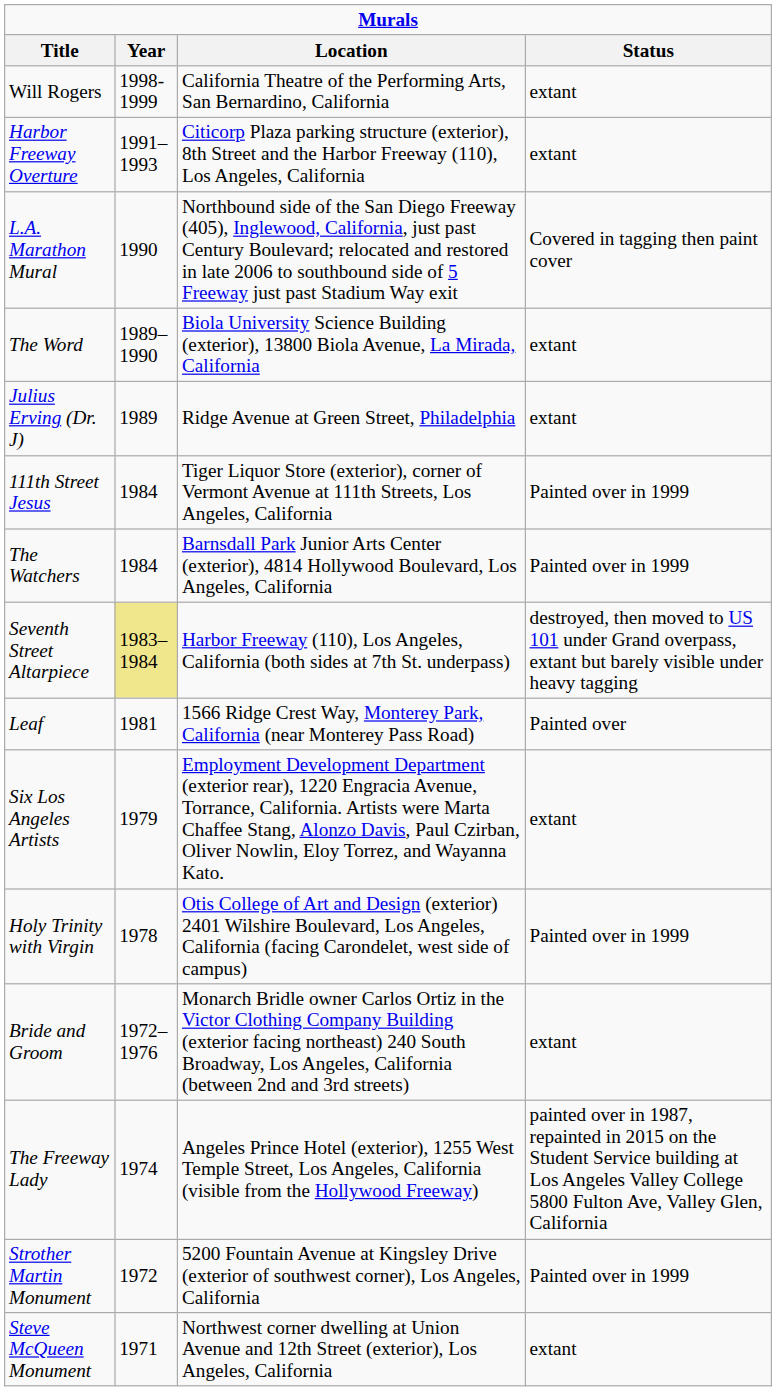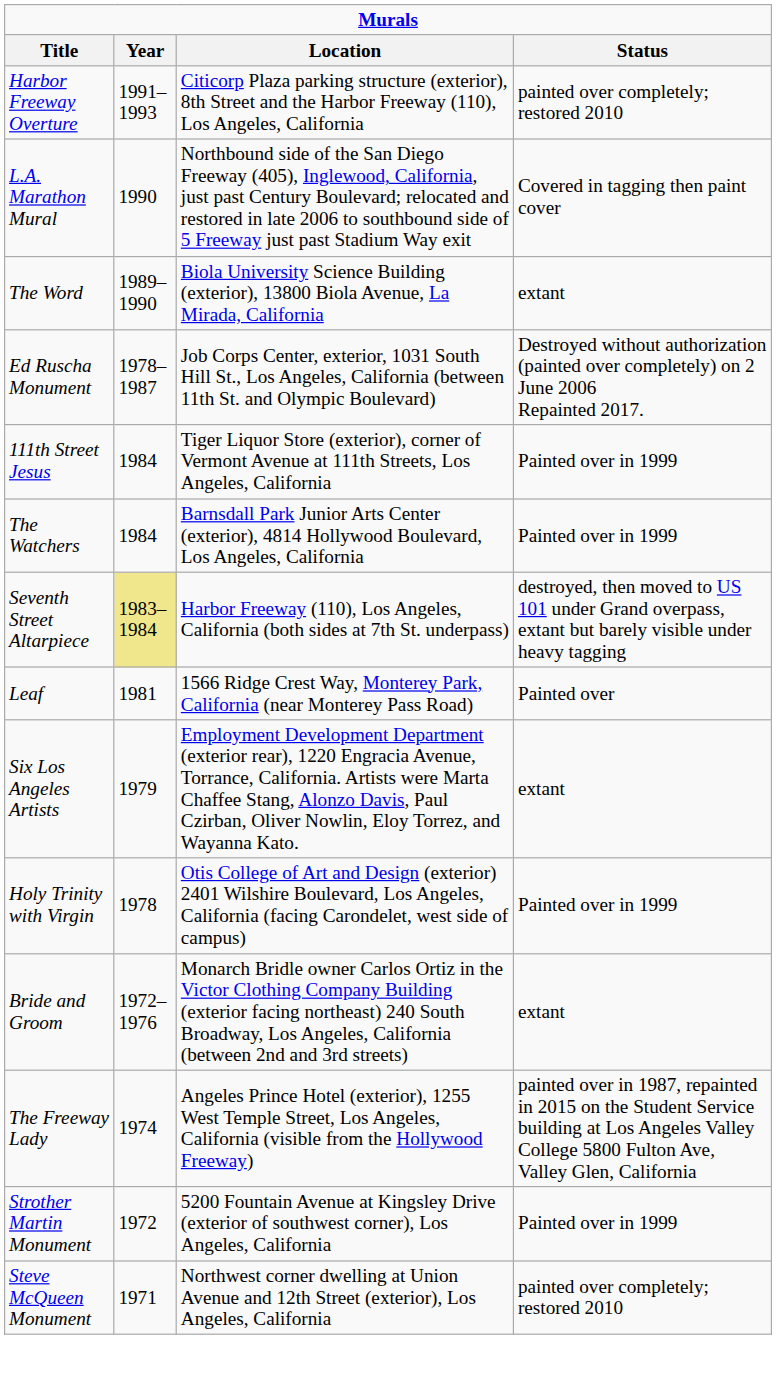- row: (55, 91)
(553, 154) extant -> (613, 102) painted over completely; restored 2010
- row: (53, 418)
+ row: (50, 377)
(553, 1349) extant -> (613, 1297) painted over completely; restored 2010
